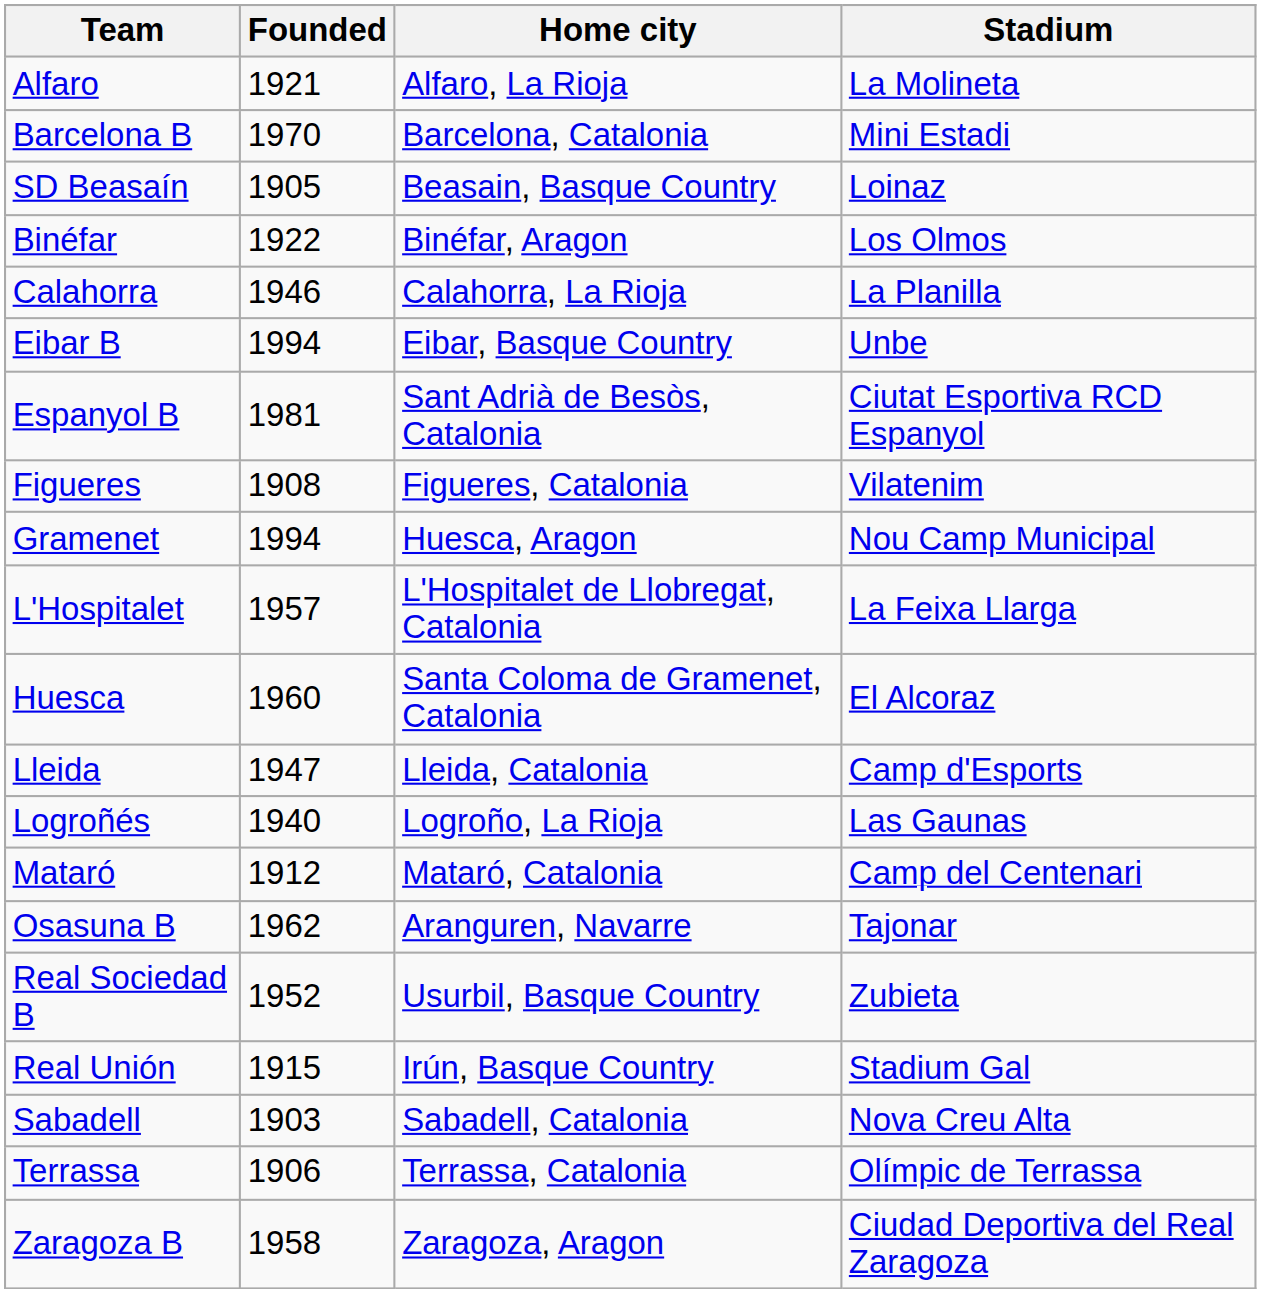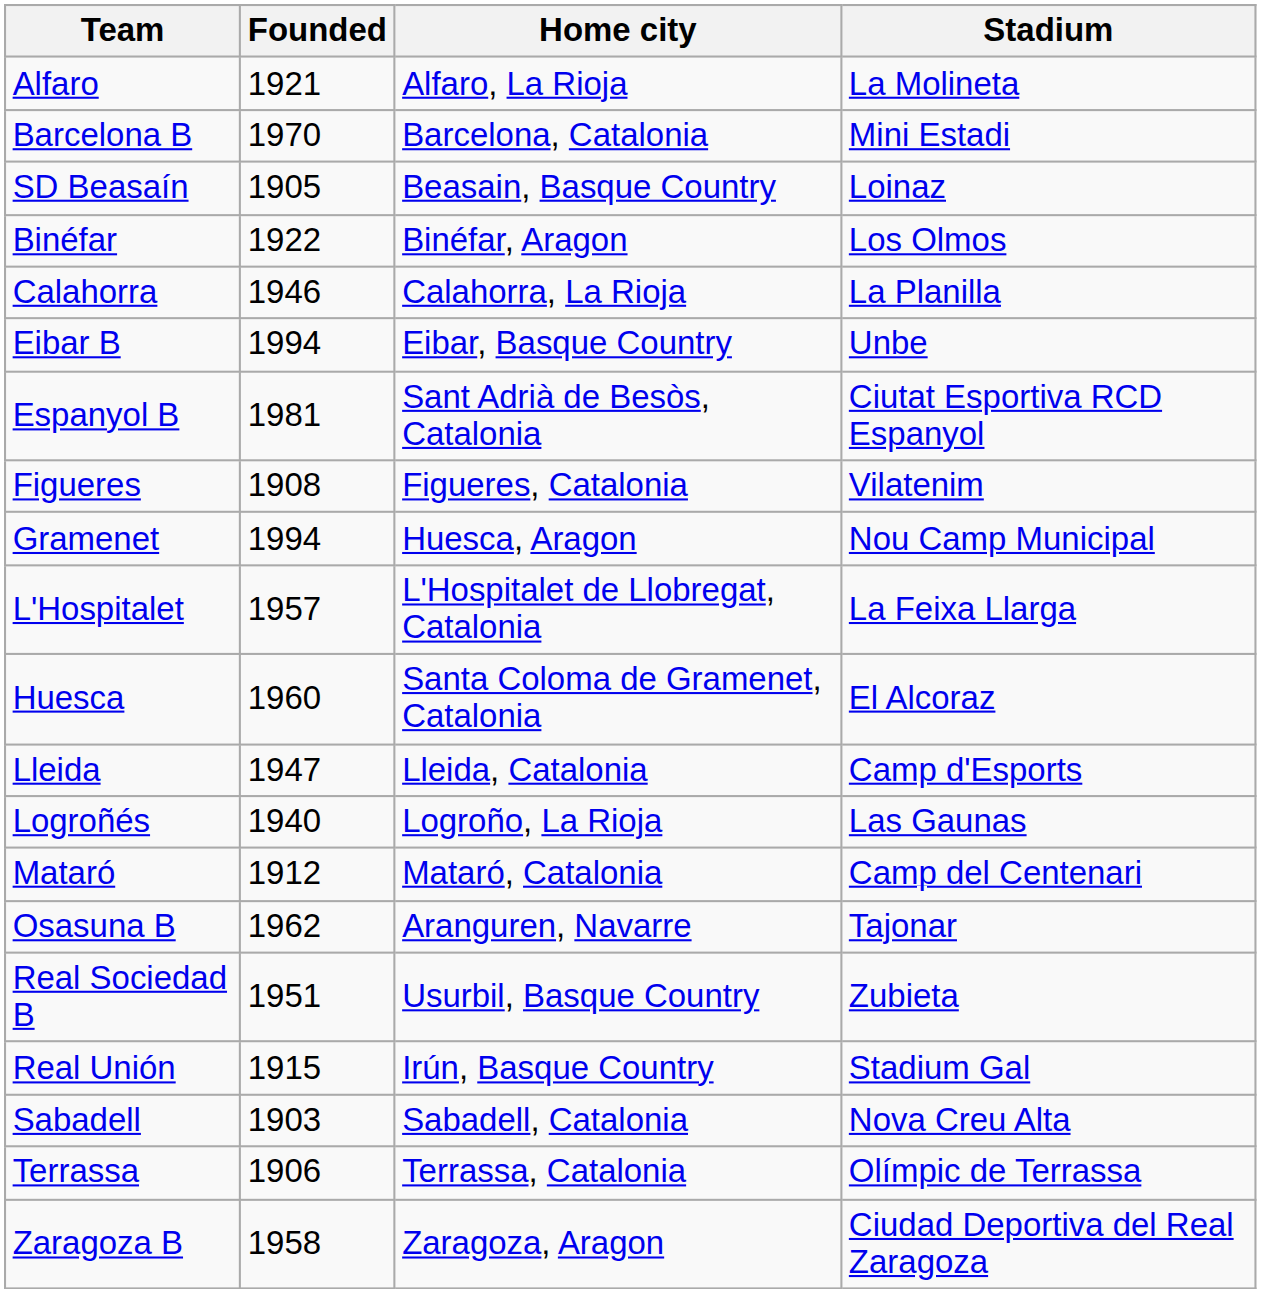(284, 996) 1952 -> (284, 996) 1951
